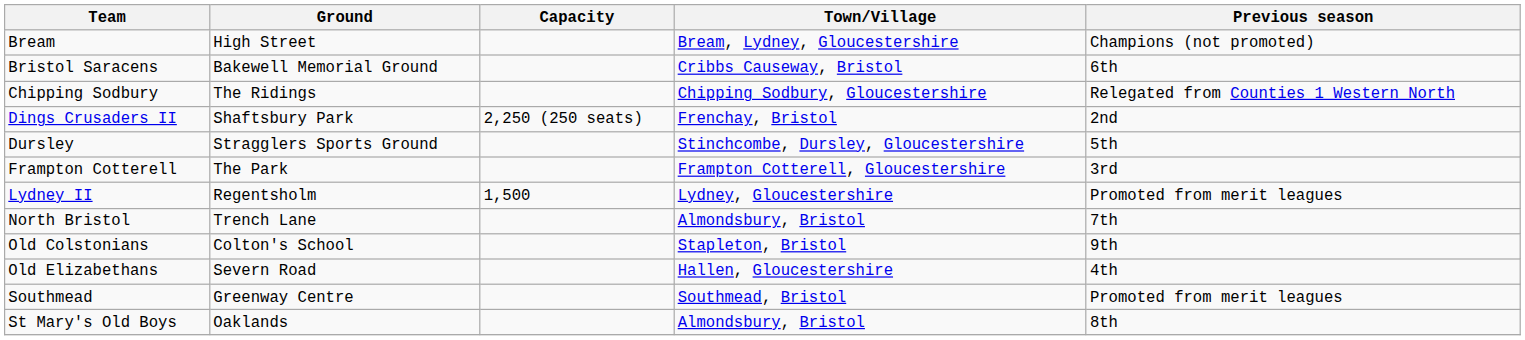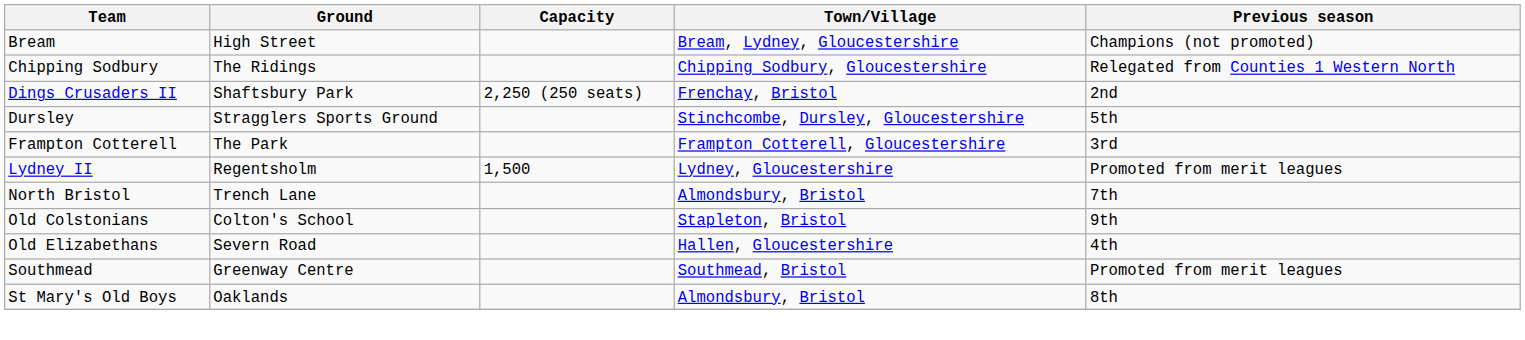- row: (83, 68)
